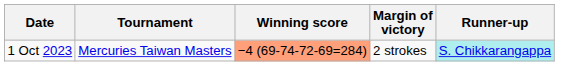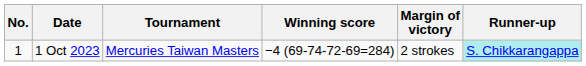+ column: (18, 22)
(302, 51) lightsalmon background -> (330, 51) no background
